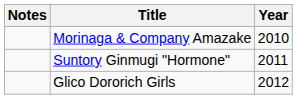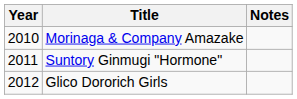columns swapped: (273, 15) <-> (27, 15)
